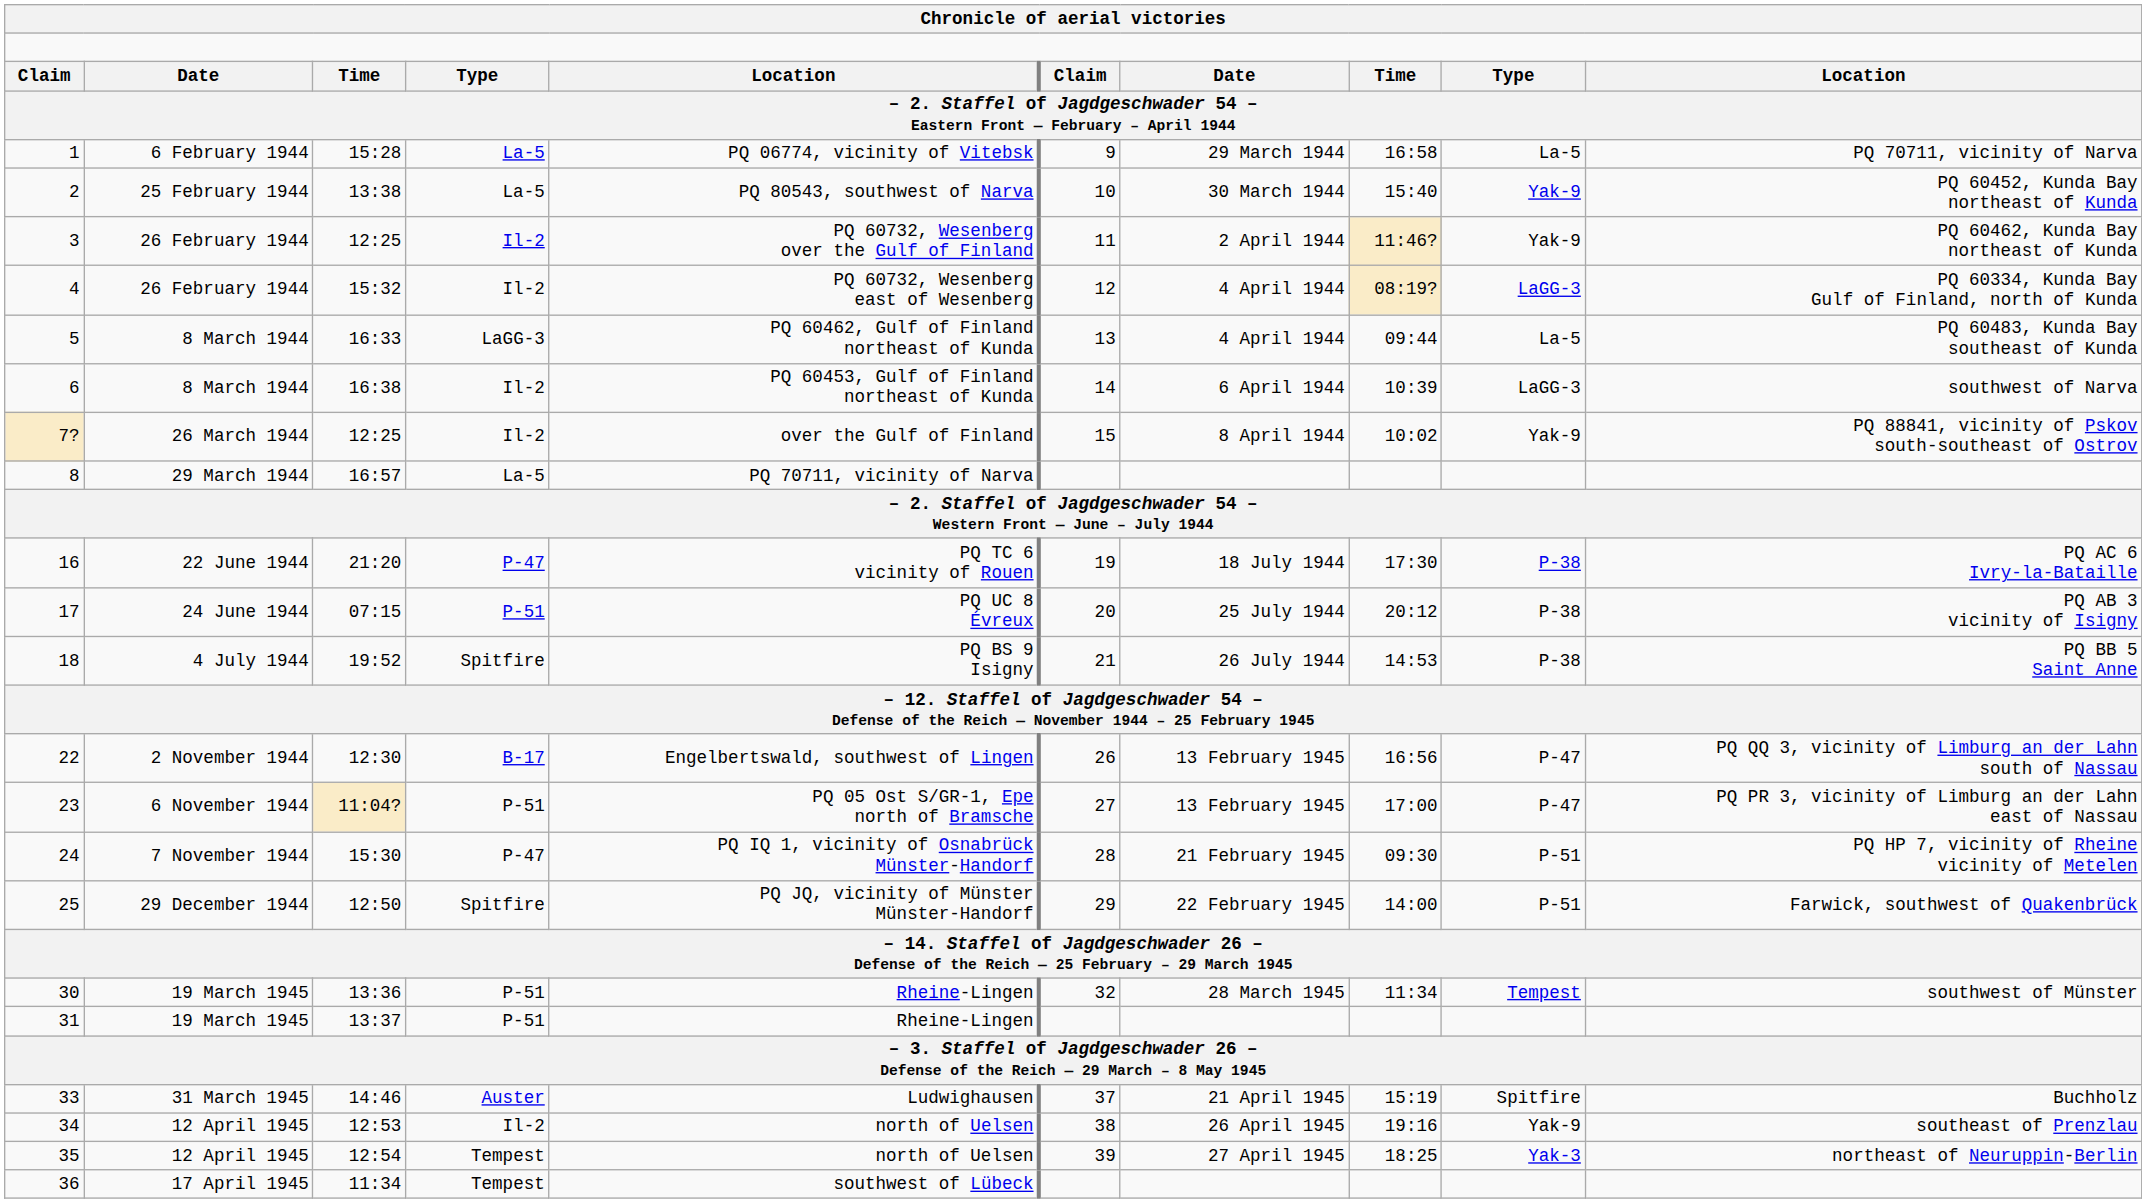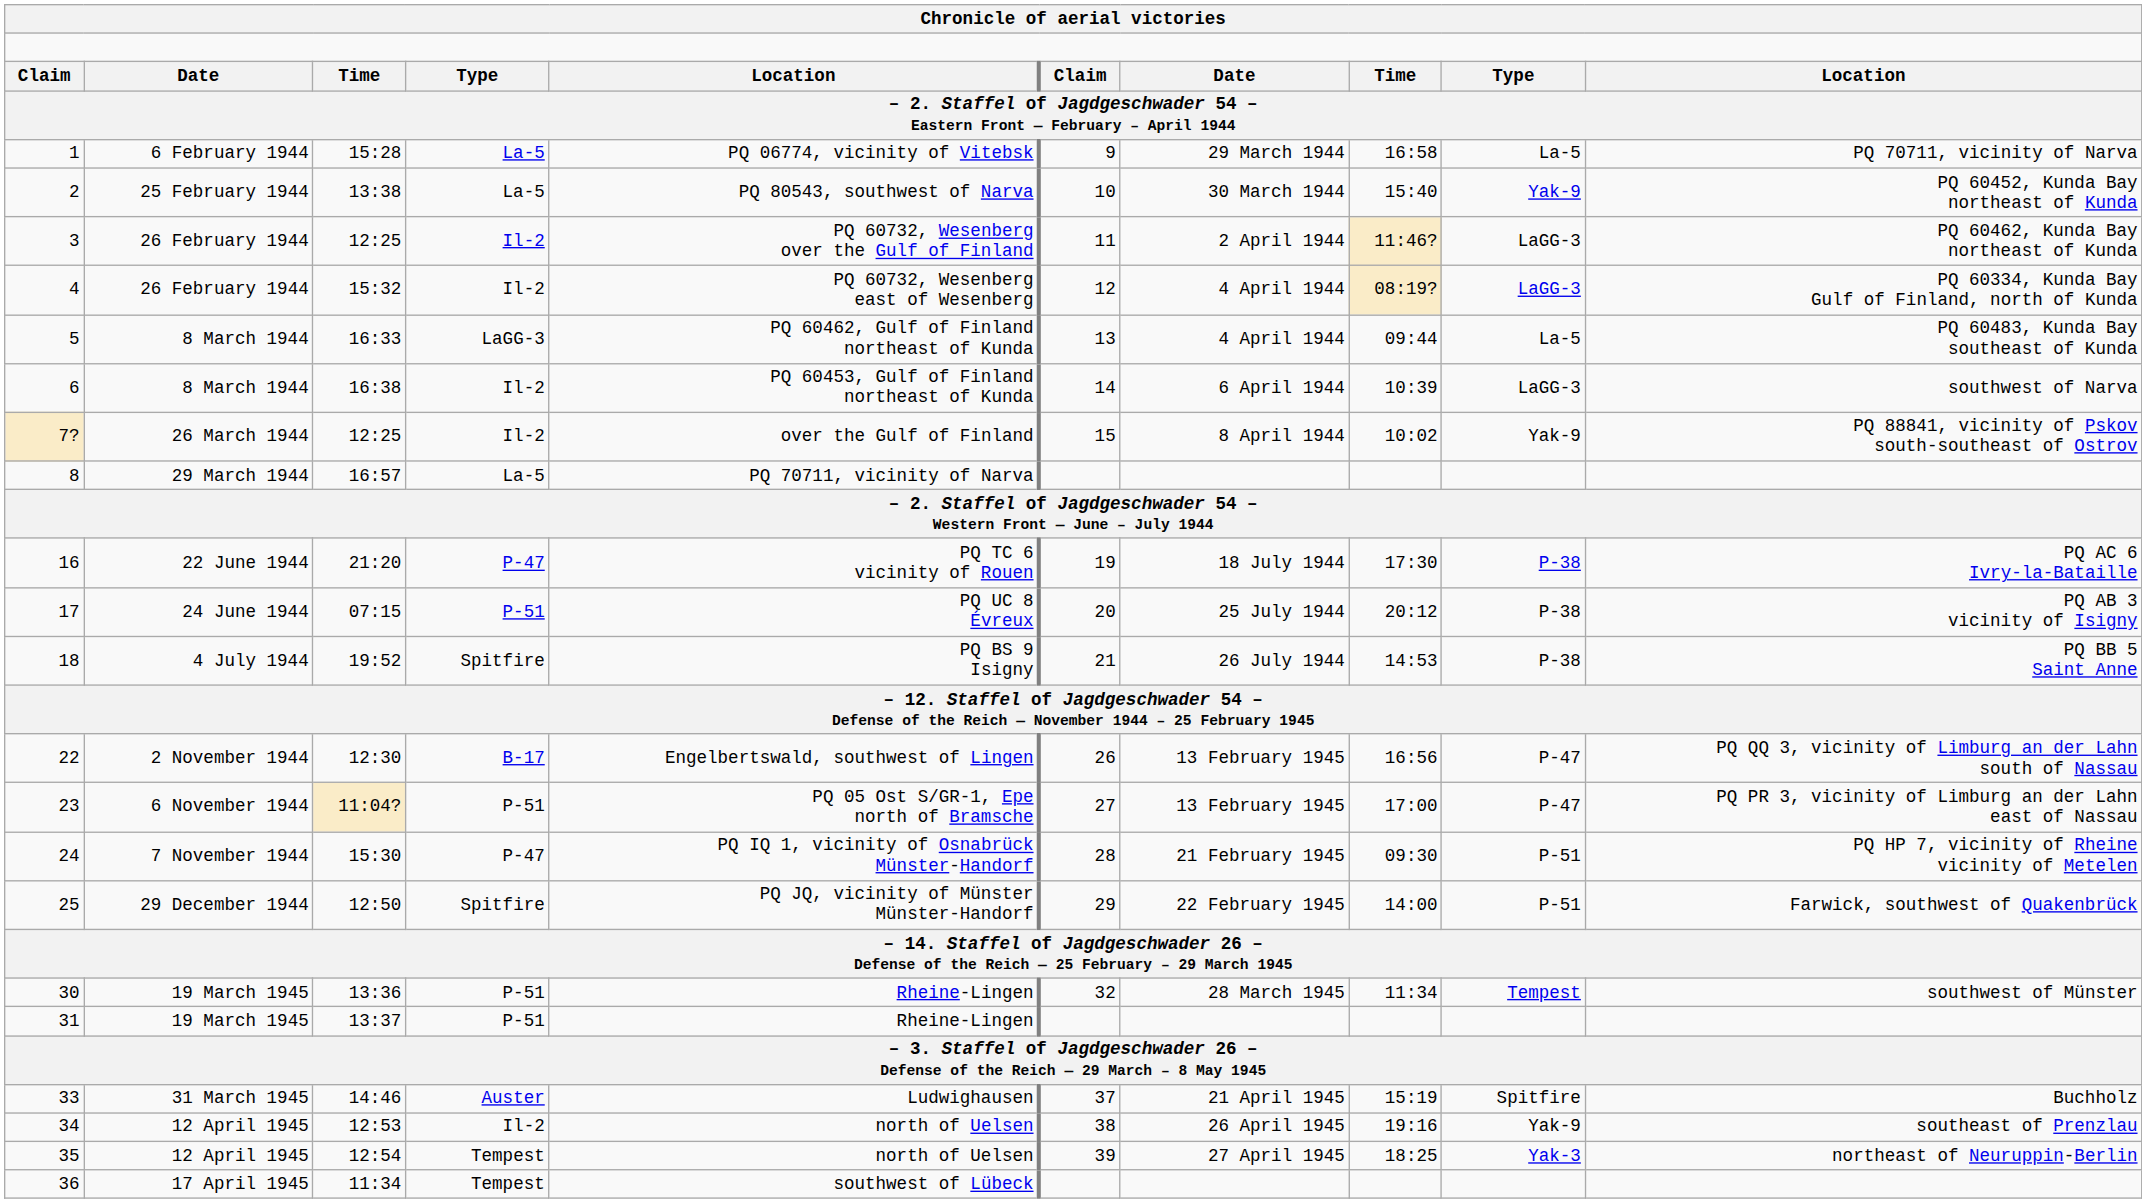(1555, 241) Yak-9 -> (1549, 241) LaGG-3
